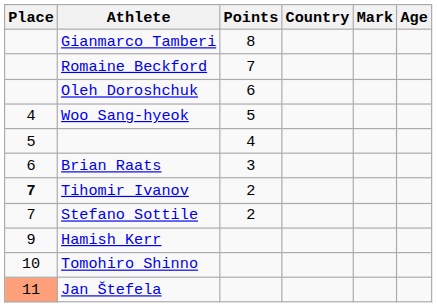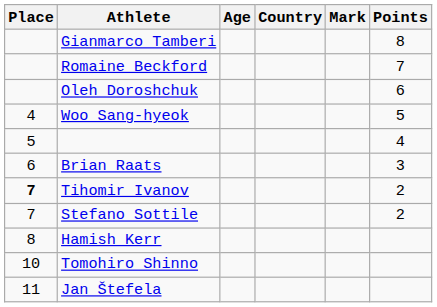columns swapped: (414, 17) <-> (251, 17)
(31, 240) 9 -> (31, 240) 8
(31, 290) lightsalmon background -> (31, 290) no background
